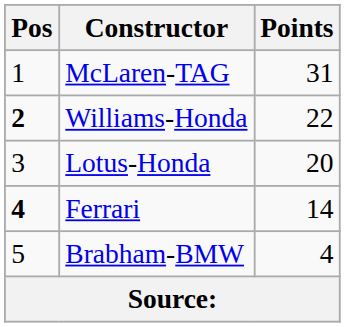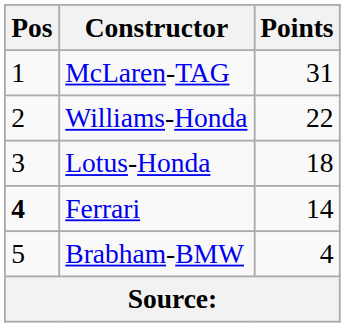(18, 118) bold -> (18, 118) normal
(320, 163) 20 -> (320, 163) 18
